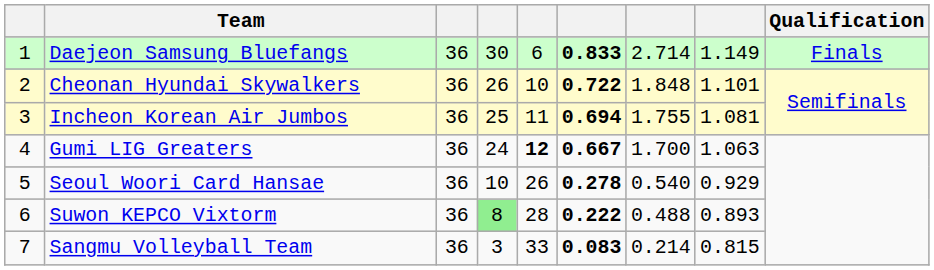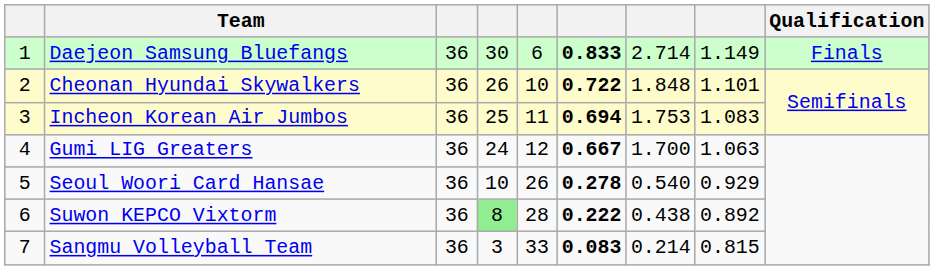(661, 118) 1.755 -> (661, 118) 1.753
(730, 118) 1.081 -> (730, 118) 1.083
(537, 151) bold -> (537, 151) normal
(661, 215) 0.488 -> (661, 215) 0.438
(730, 215) 0.893 -> (730, 215) 0.892
